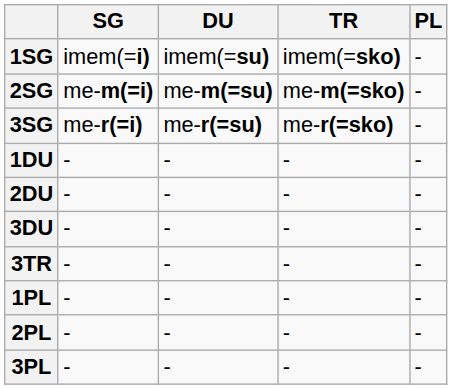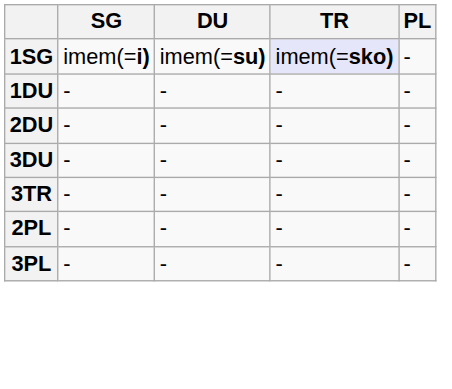(342, 56) no background -> (335, 56) lavender background
- row: (31, 90)
- row: (31, 125)
- row: (31, 297)
